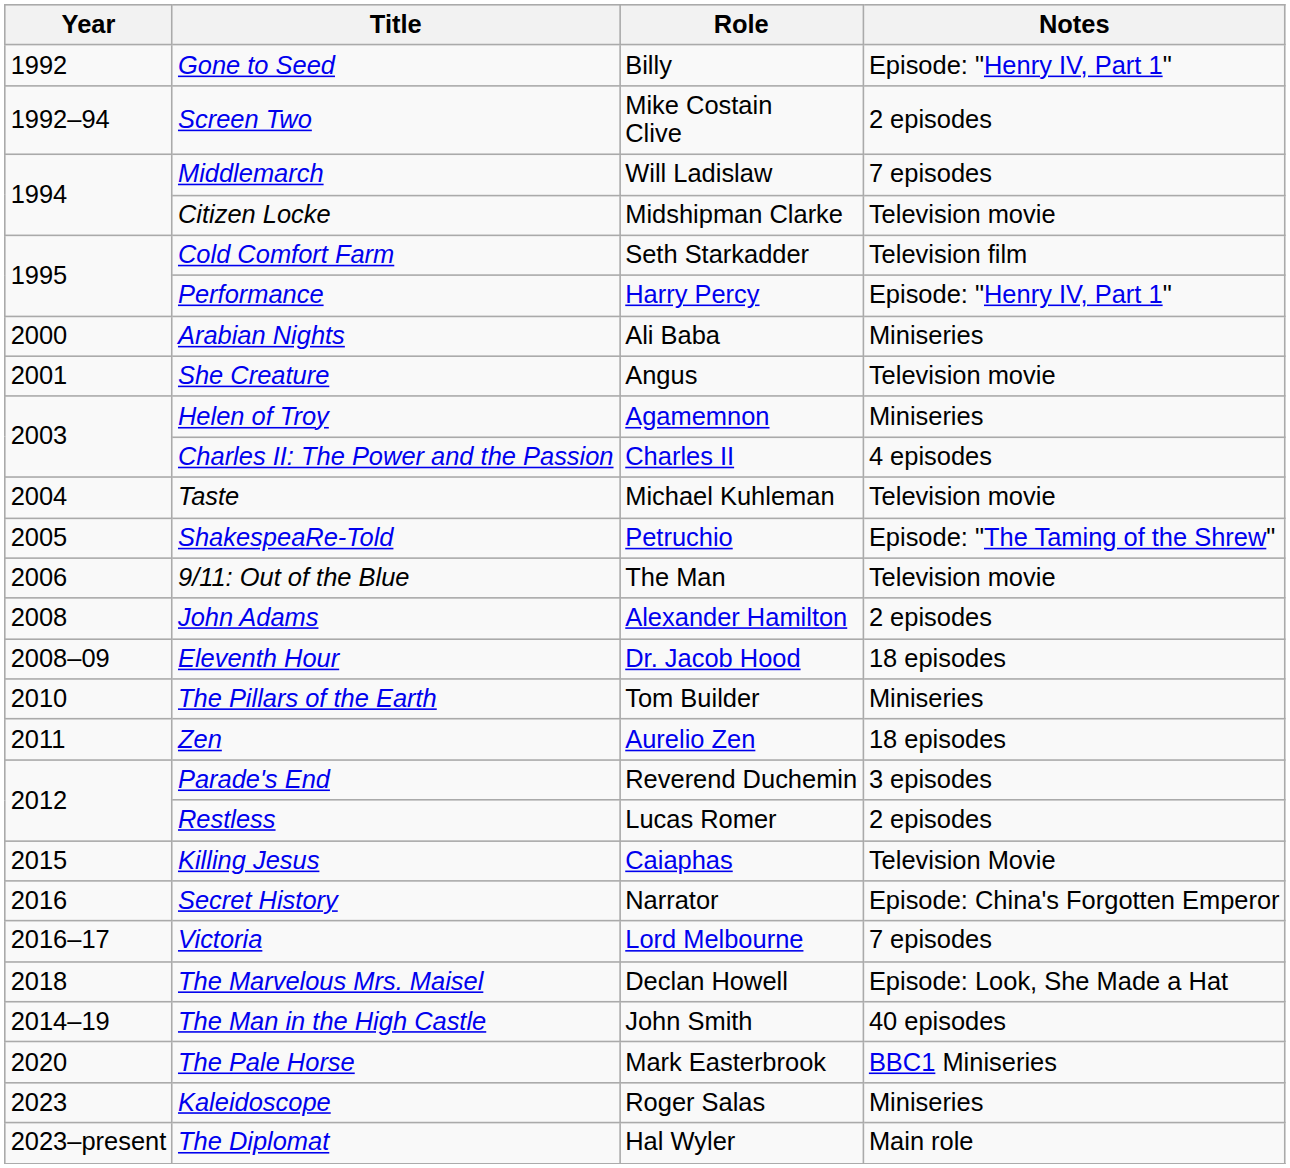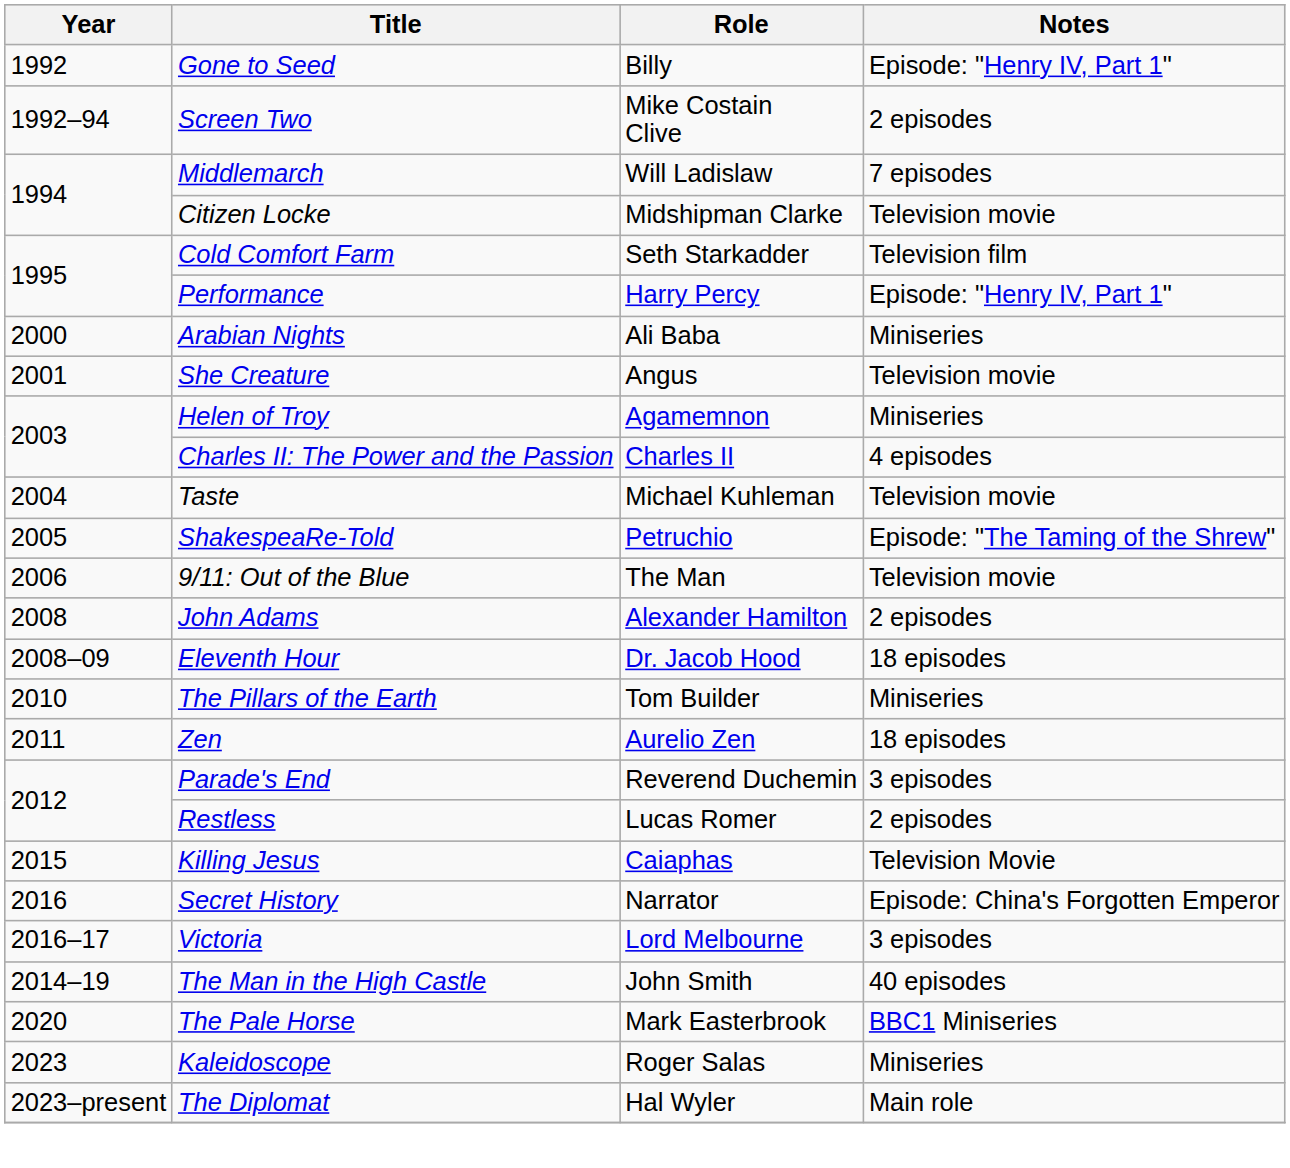(930, 940) 7 episodes -> (930, 940) 3 episodes
- row: (331, 981)
